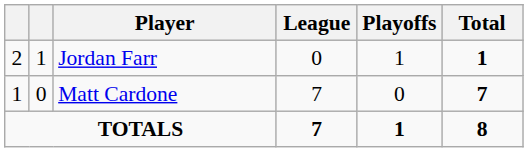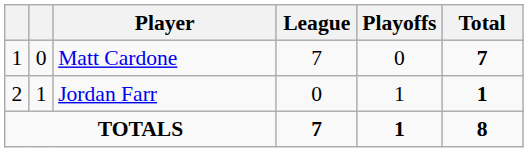rows swapped: (118, 93) <-> (108, 58)
